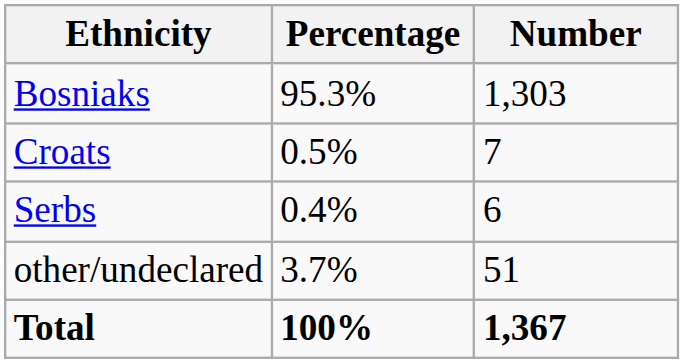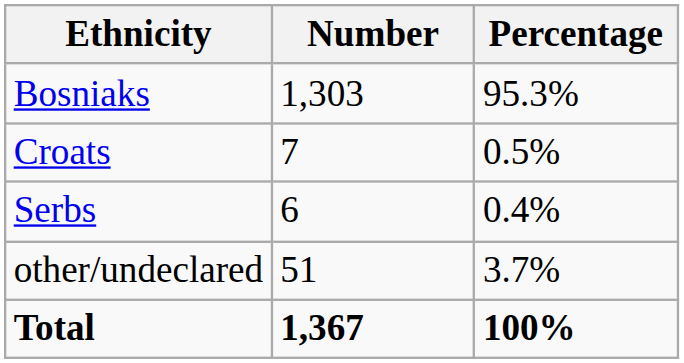columns swapped: (576, 33) <-> (373, 33)
